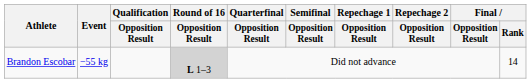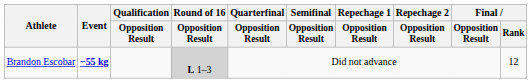(94, 63) normal -> (94, 63) bold
(513, 63) 14 -> (513, 63) 12
